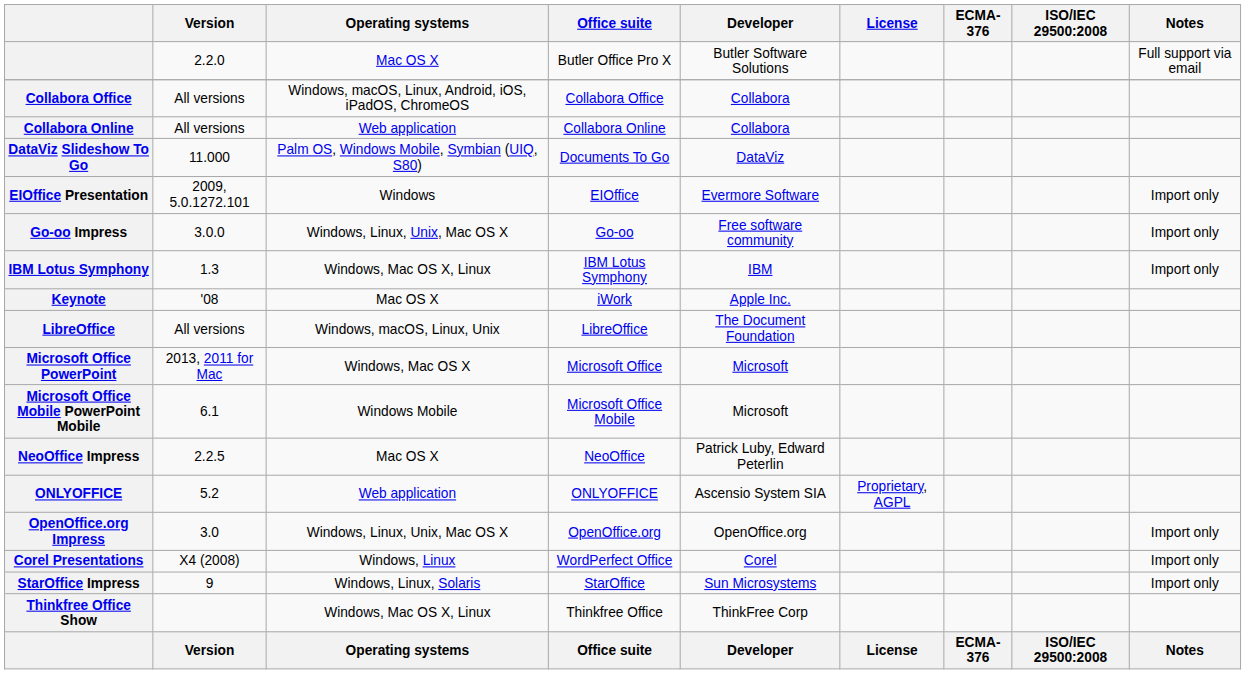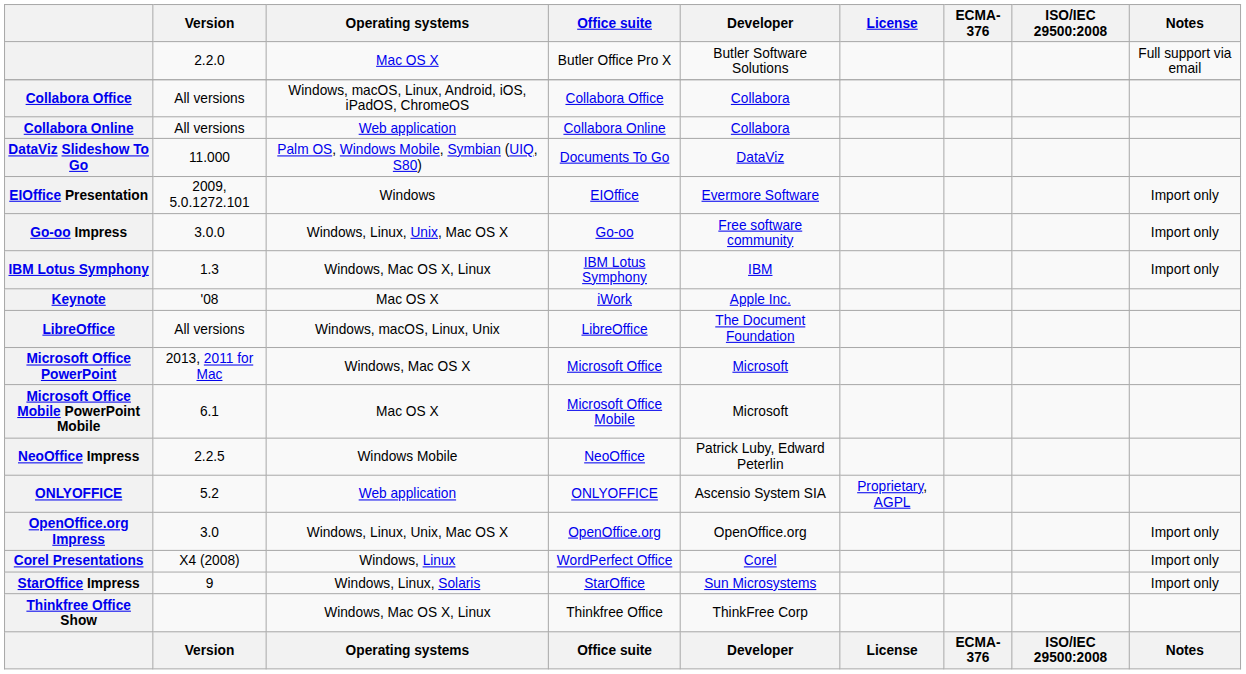(407, 412) Windows Mobile -> (407, 412) Mac OS X
(407, 457) Mac OS X -> (407, 457) Windows Mobile
